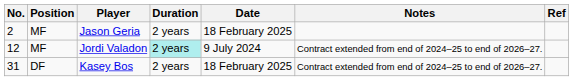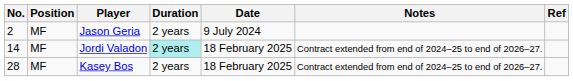(248, 31) 18 February 2025 -> (232, 31) 9 July 2024
(13, 48) 12 -> (13, 48) 14
(232, 48) 9 July 2024 -> (248, 48) 18 February 2025
(13, 66) 31 -> (13, 66) 28
(38, 66) DF -> (38, 66) MF
